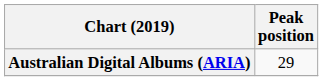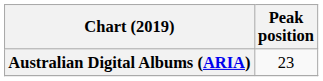(286, 62) 29 -> (286, 62) 23
